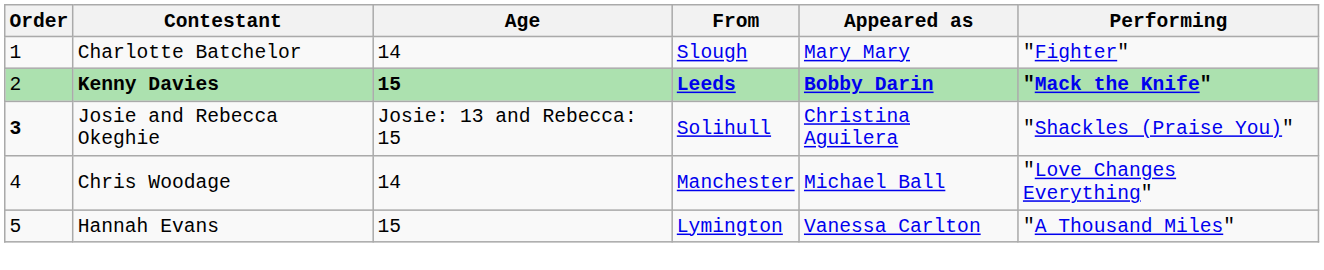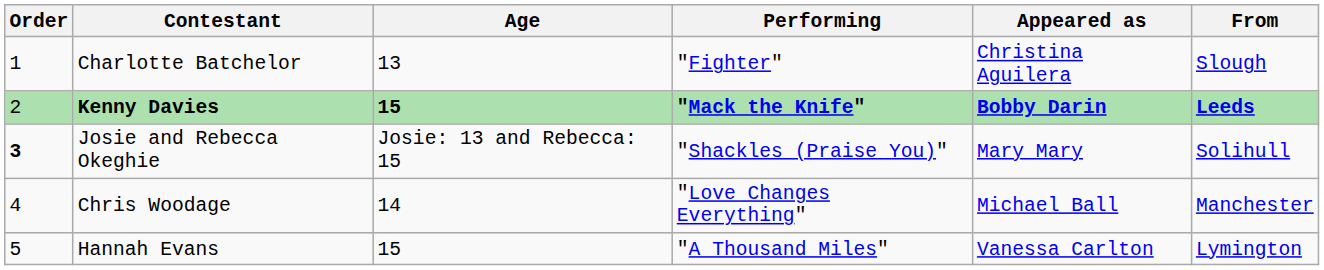columns swapped: (736, 21) <-> (1168, 21)
(389, 53) 14 -> (389, 64) 13
(857, 53) Mary Mary -> (1030, 64) Christina Aguilera
(857, 128) Christina Aguilera -> (1030, 151) Mary Mary
